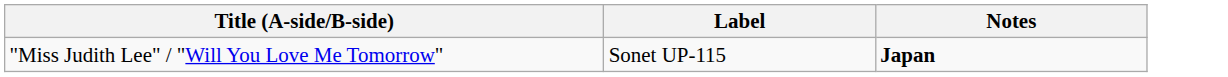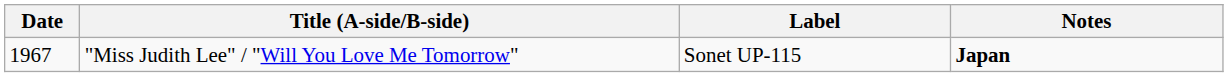+ column: (42, 21)
